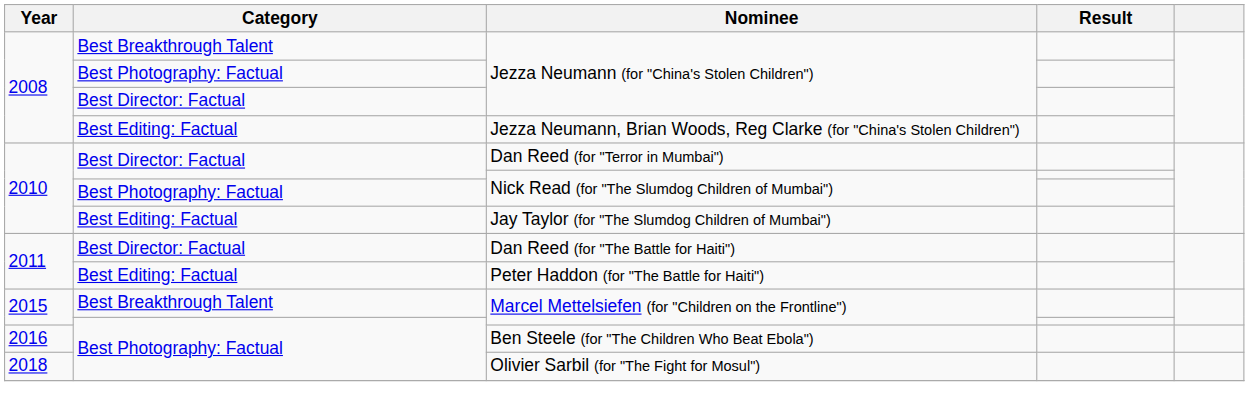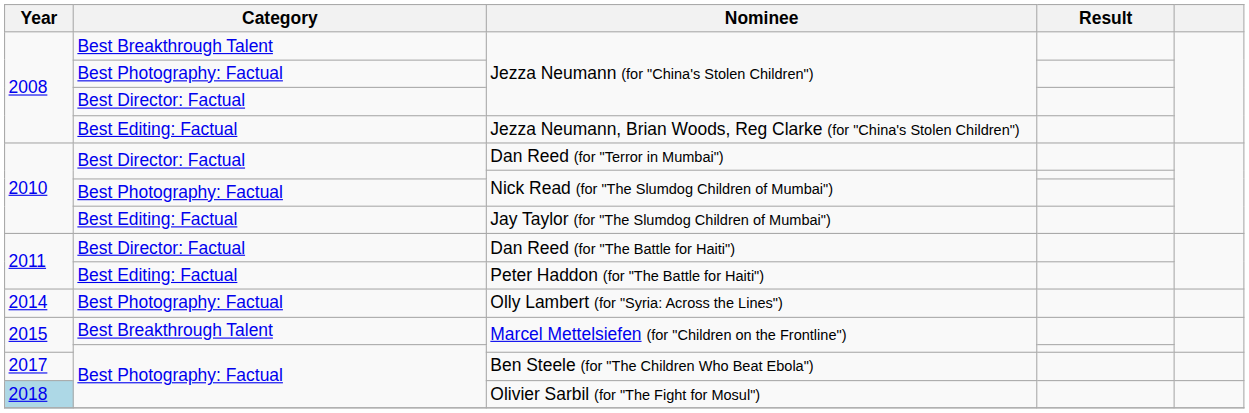+ row: (180, 302)
(28, 338) 2016 -> (28, 366) 2017
(28, 366) no background -> (28, 393) lightblue background
